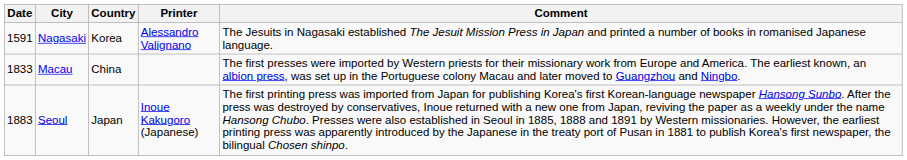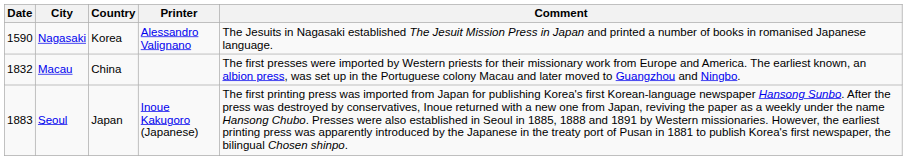(20, 38) 1591 -> (20, 38) 1590
(20, 69) 1833 -> (20, 69) 1832
